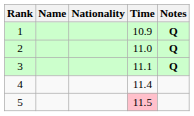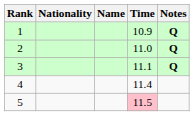columns swapped: (52, 13) <-> (98, 13)
